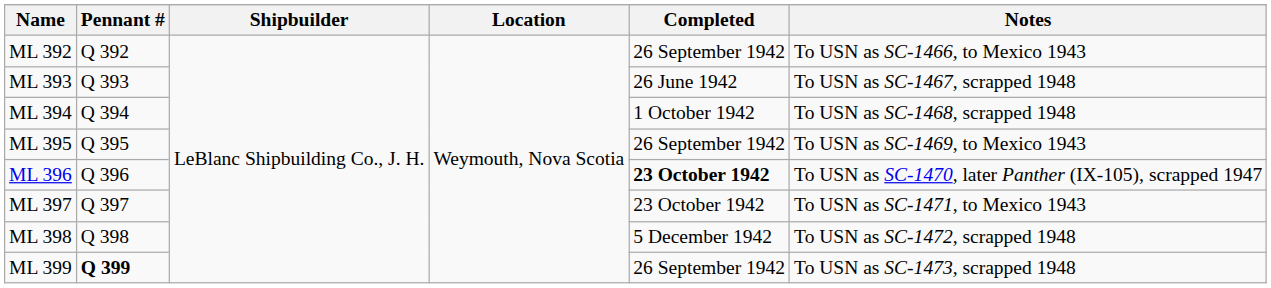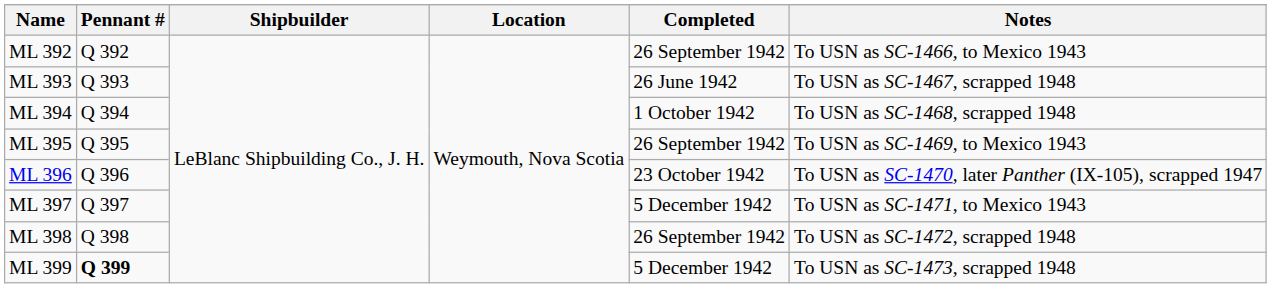(701, 174) bold -> (699, 174) normal
(699, 205) 23 October 1942 -> (703, 205) 5 December 1942
(703, 236) 5 December 1942 -> (709, 236) 26 September 1942
(709, 267) 26 September 1942 -> (703, 267) 5 December 1942
